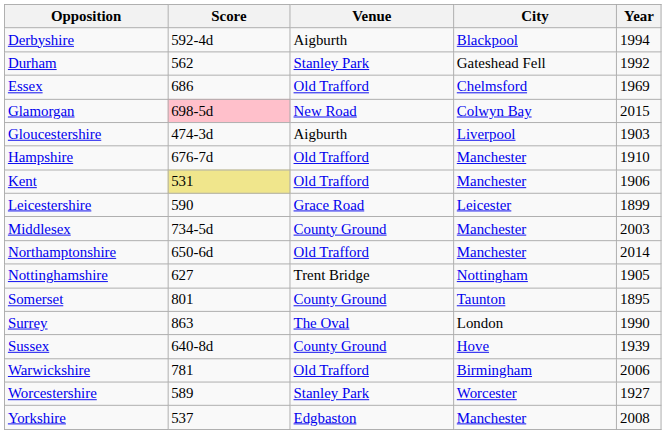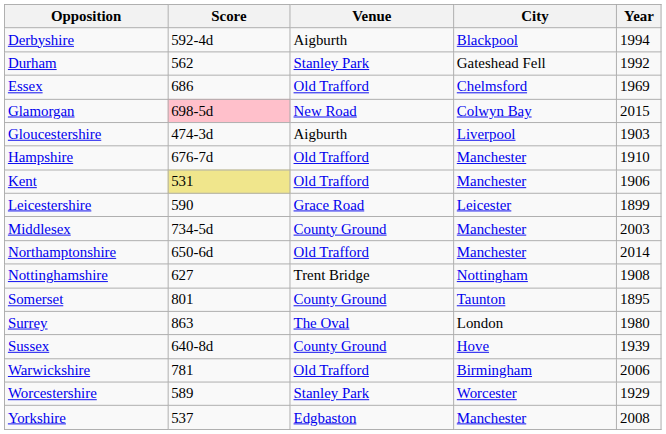(635, 275) 1905 -> (635, 275) 1908
(635, 323) 1990 -> (635, 323) 1980
(635, 393) 1927 -> (635, 393) 1929
